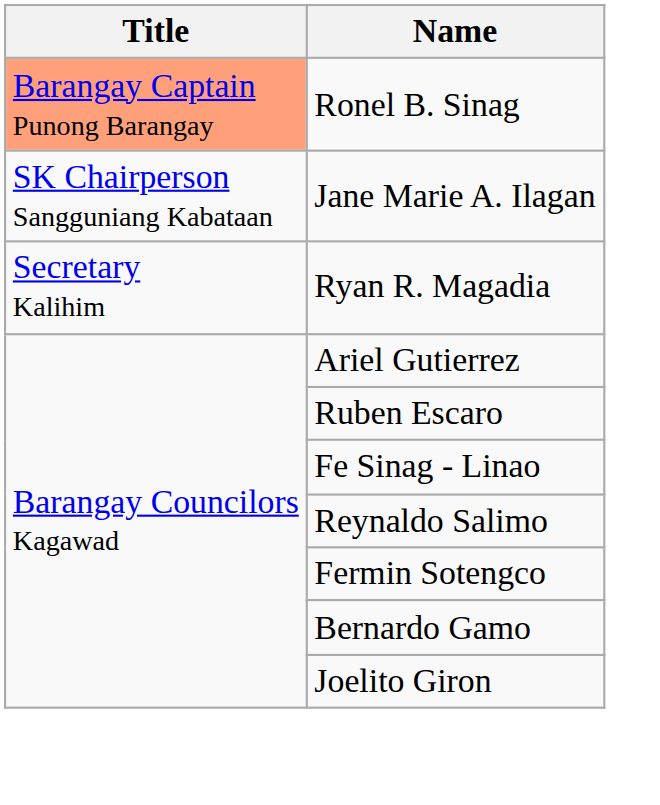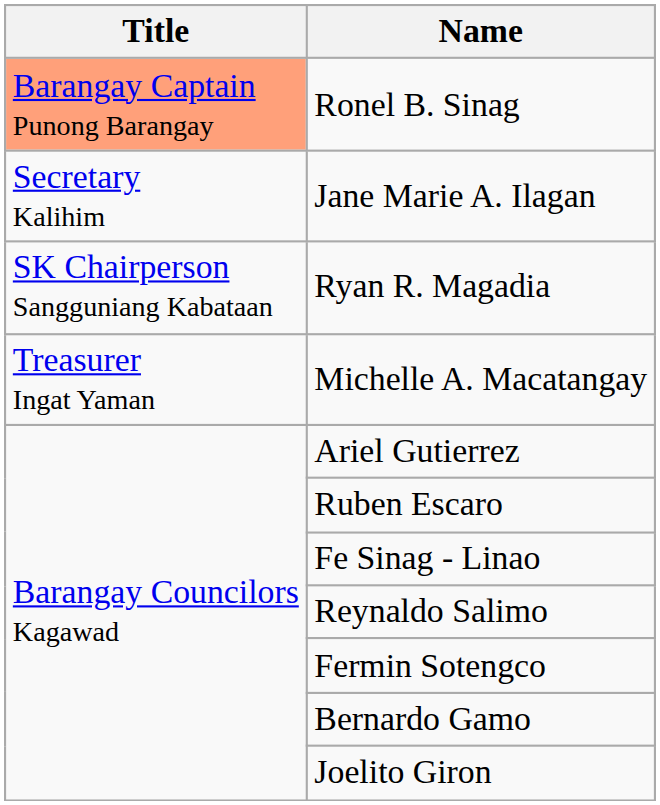(143, 195) SK Chairperson Sangguniang Kabataan -> (77, 195) Secretary Kalihim
(77, 286) Secretary Kalihim -> (143, 286) SK Chairperson Sangguniang Kabataan
+ row: (481, 378)
